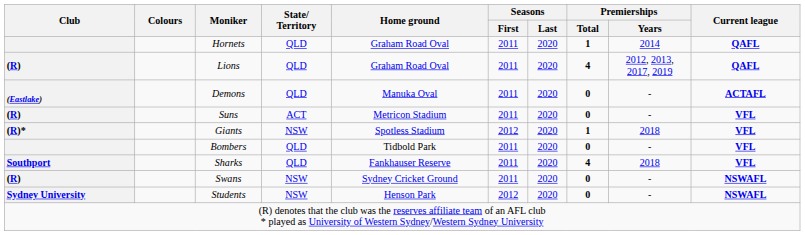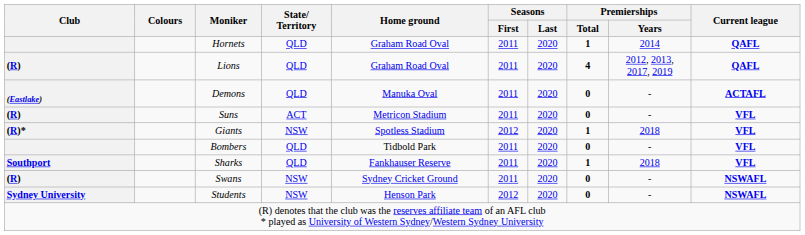(588, 163) 4 -> (588, 163) 1
